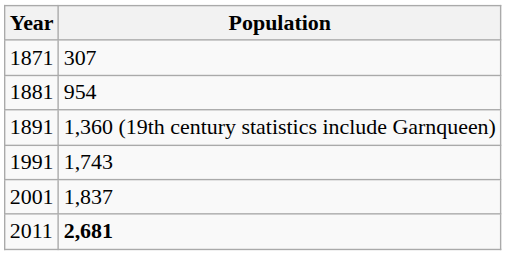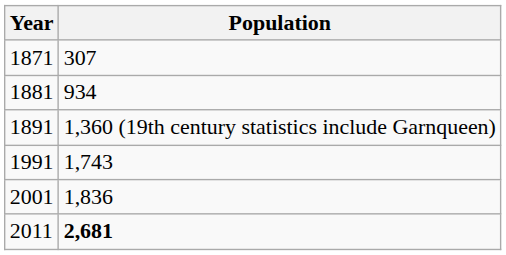(80, 92) 954 -> (80, 92) 934
(88, 196) 1,837 -> (88, 196) 1,836
